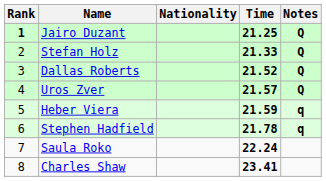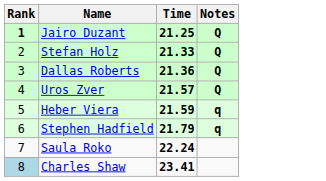- column: (198, 14)
(260, 71) 21.52 -> (177, 71) 21.36
(260, 128) 21.78 -> (177, 128) 21.79
(21, 167) no background -> (21, 167) lightblue background
